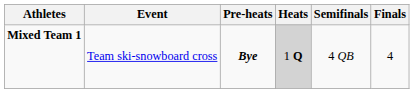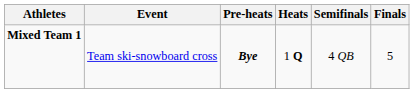(293, 56) lightgrey background -> (293, 56) no background
(390, 56) 4 -> (390, 56) 5
